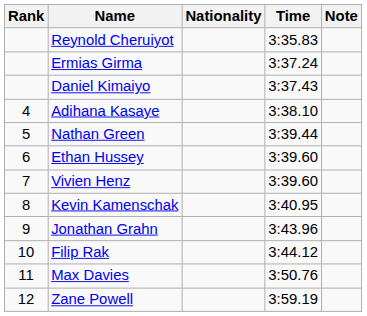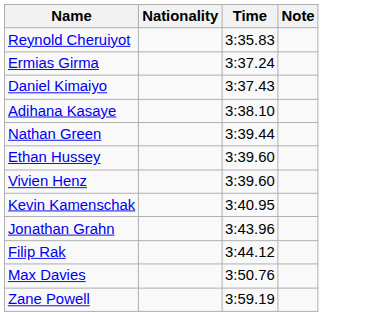- column: (26, 16)
